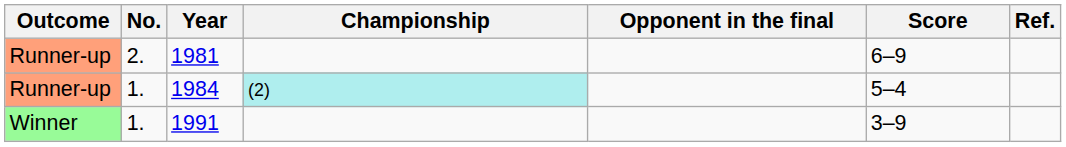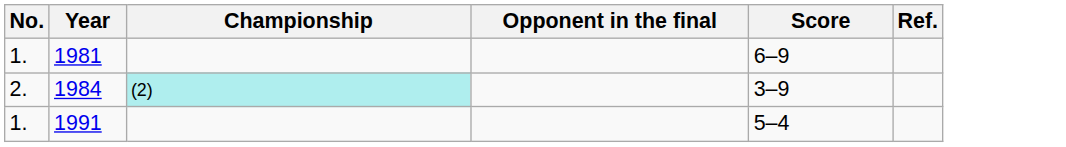- column: (63, 21)
(136, 55) 2. -> (19, 55) 1.
(136, 89) 1. -> (19, 89) 2.
(889, 89) 5–4 -> (772, 89) 3–9
(889, 123) 3–9 -> (772, 123) 5–4
